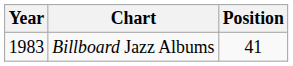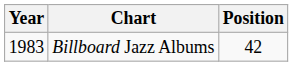(253, 46) 41 -> (253, 46) 42
